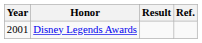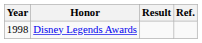(18, 30) 2001 -> (18, 30) 1998
